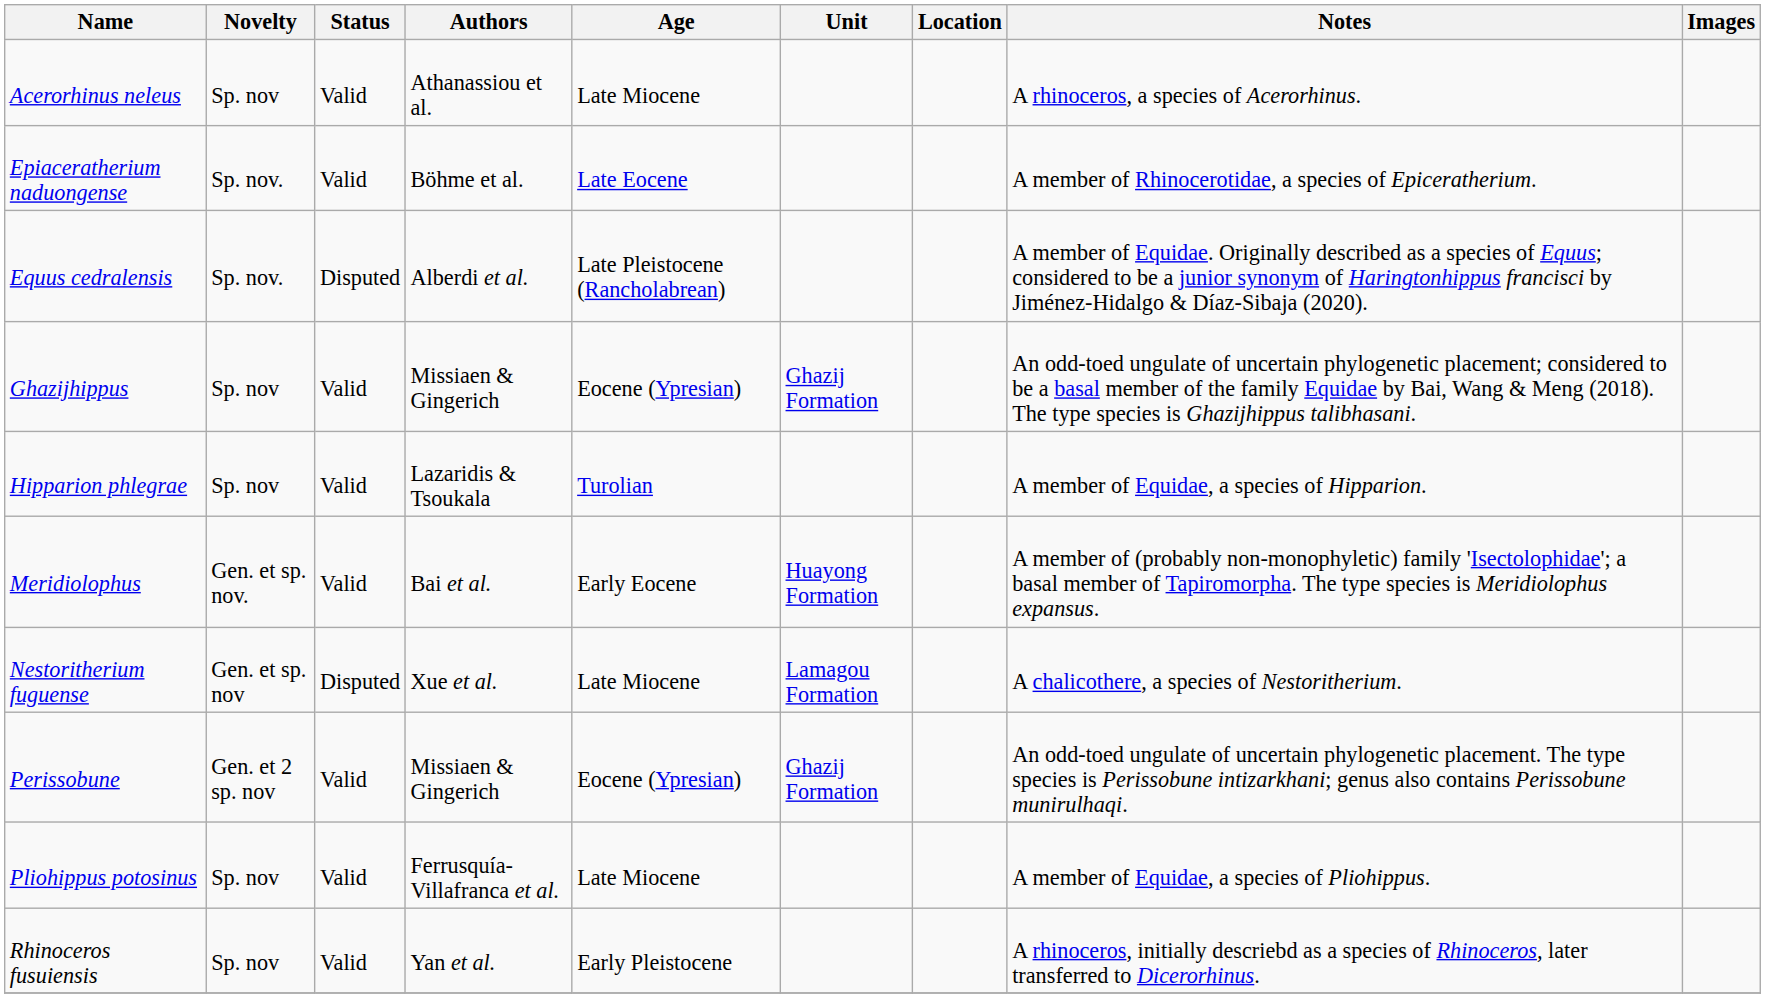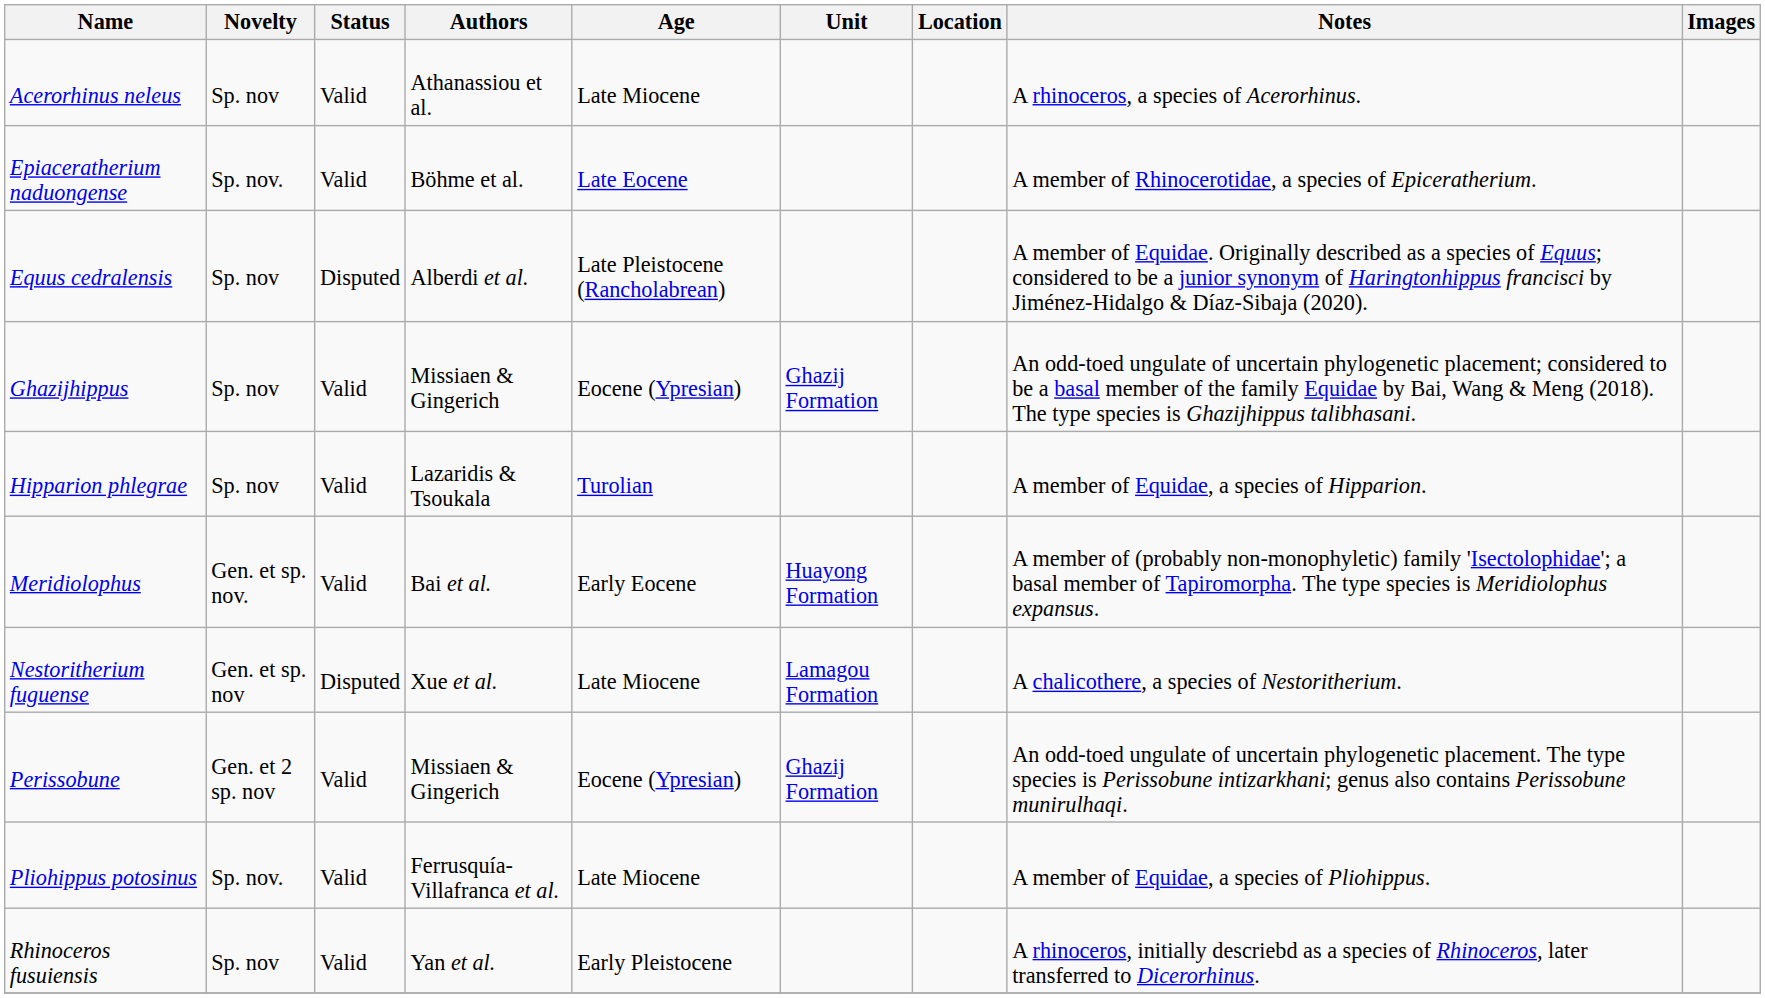(247, 278) Sp. nov. -> (245, 278) Sp. nov
(245, 877) Sp. nov -> (247, 877) Sp. nov.
